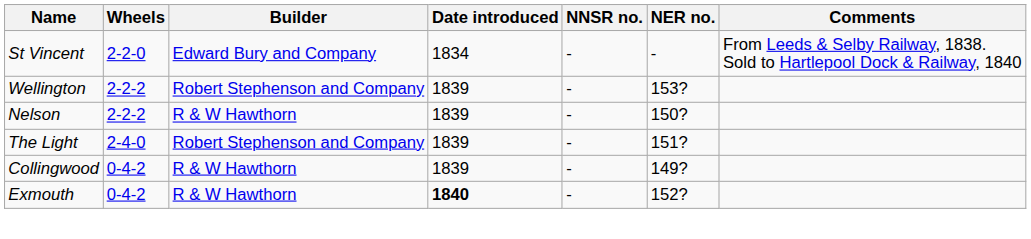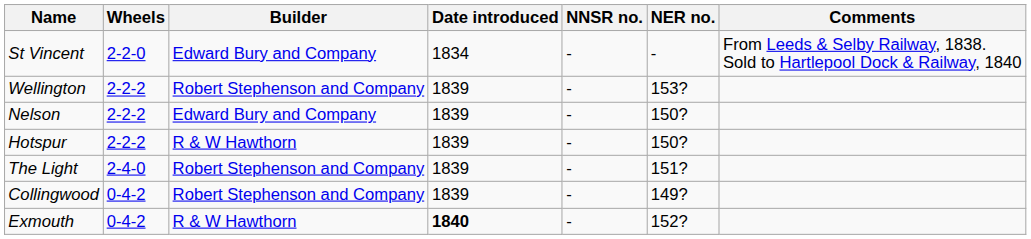(235, 115) R & W Hawthorn -> (274, 115) Edward Bury and Company
+ row: (37, 141)
(235, 168) R & W Hawthorn -> (298, 194) Robert Stephenson and Company
